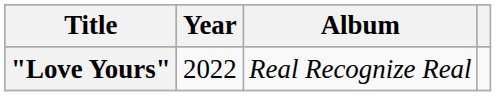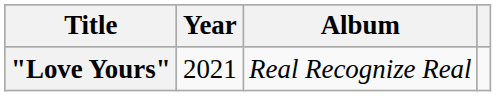(210, 68) 2022 -> (210, 68) 2021
